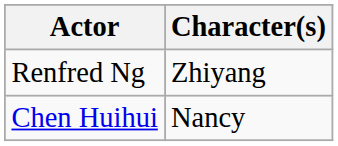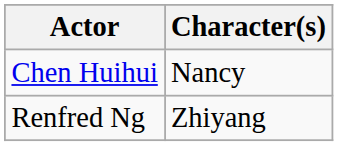rows swapped: (85, 117) <-> (78, 72)
